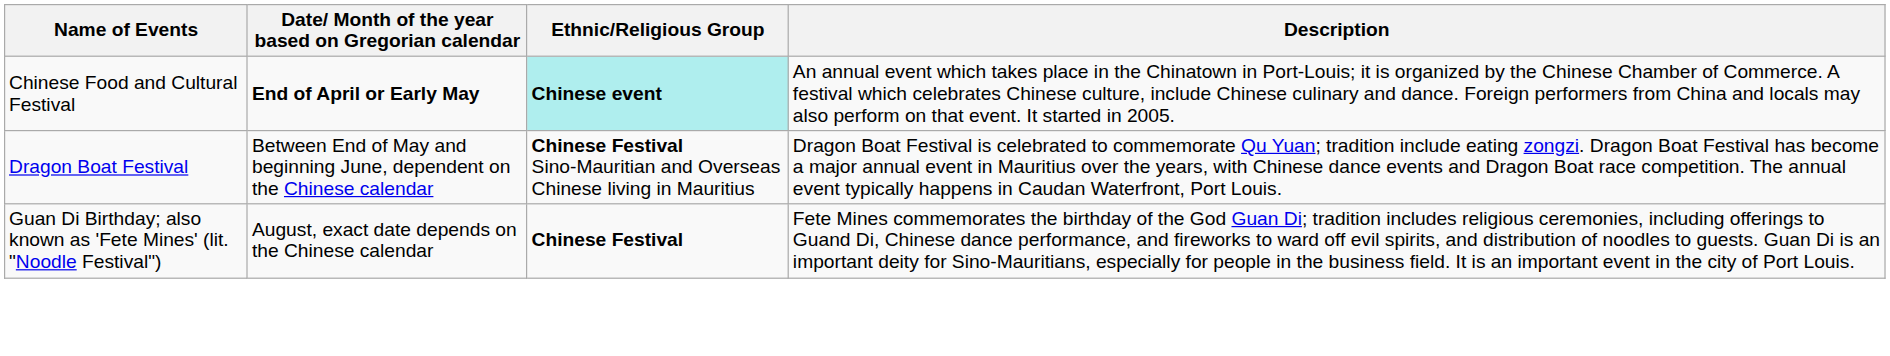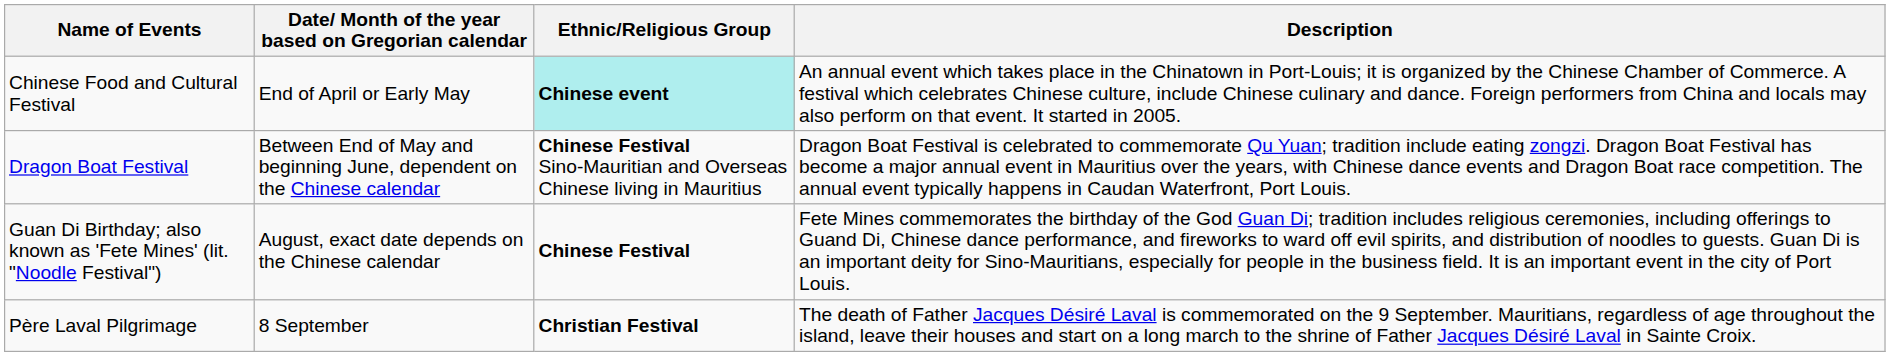(366, 93) bold -> (364, 93) normal
+ row: (103, 325)
